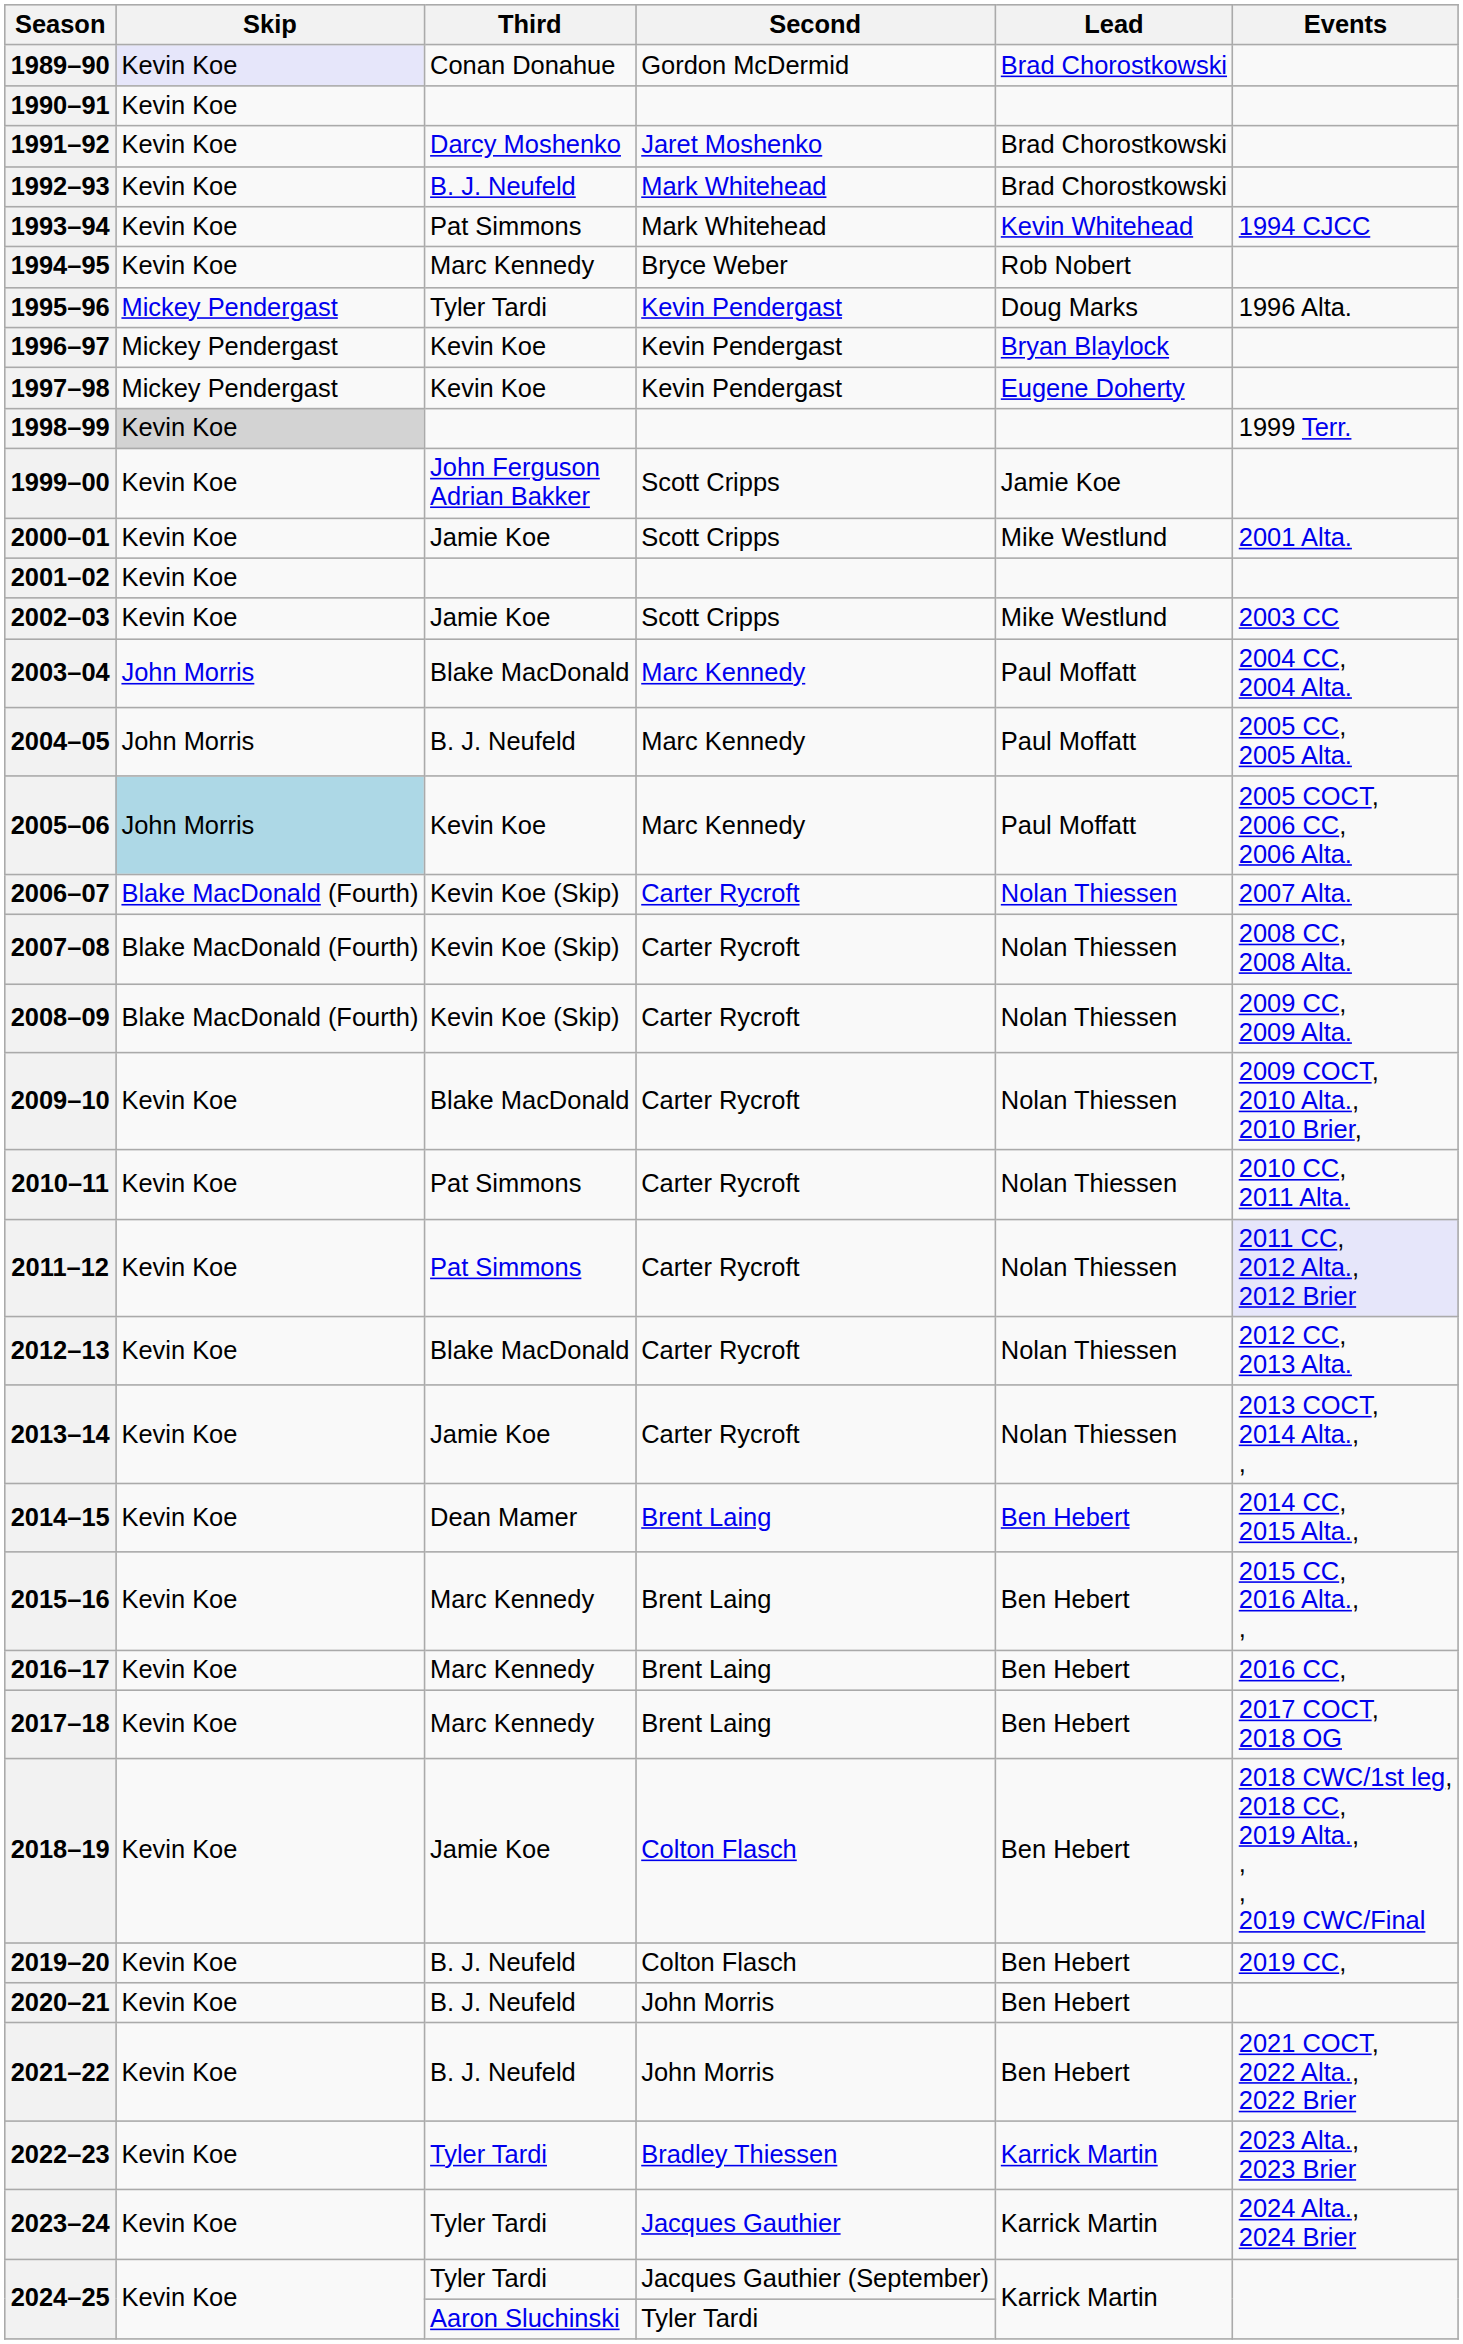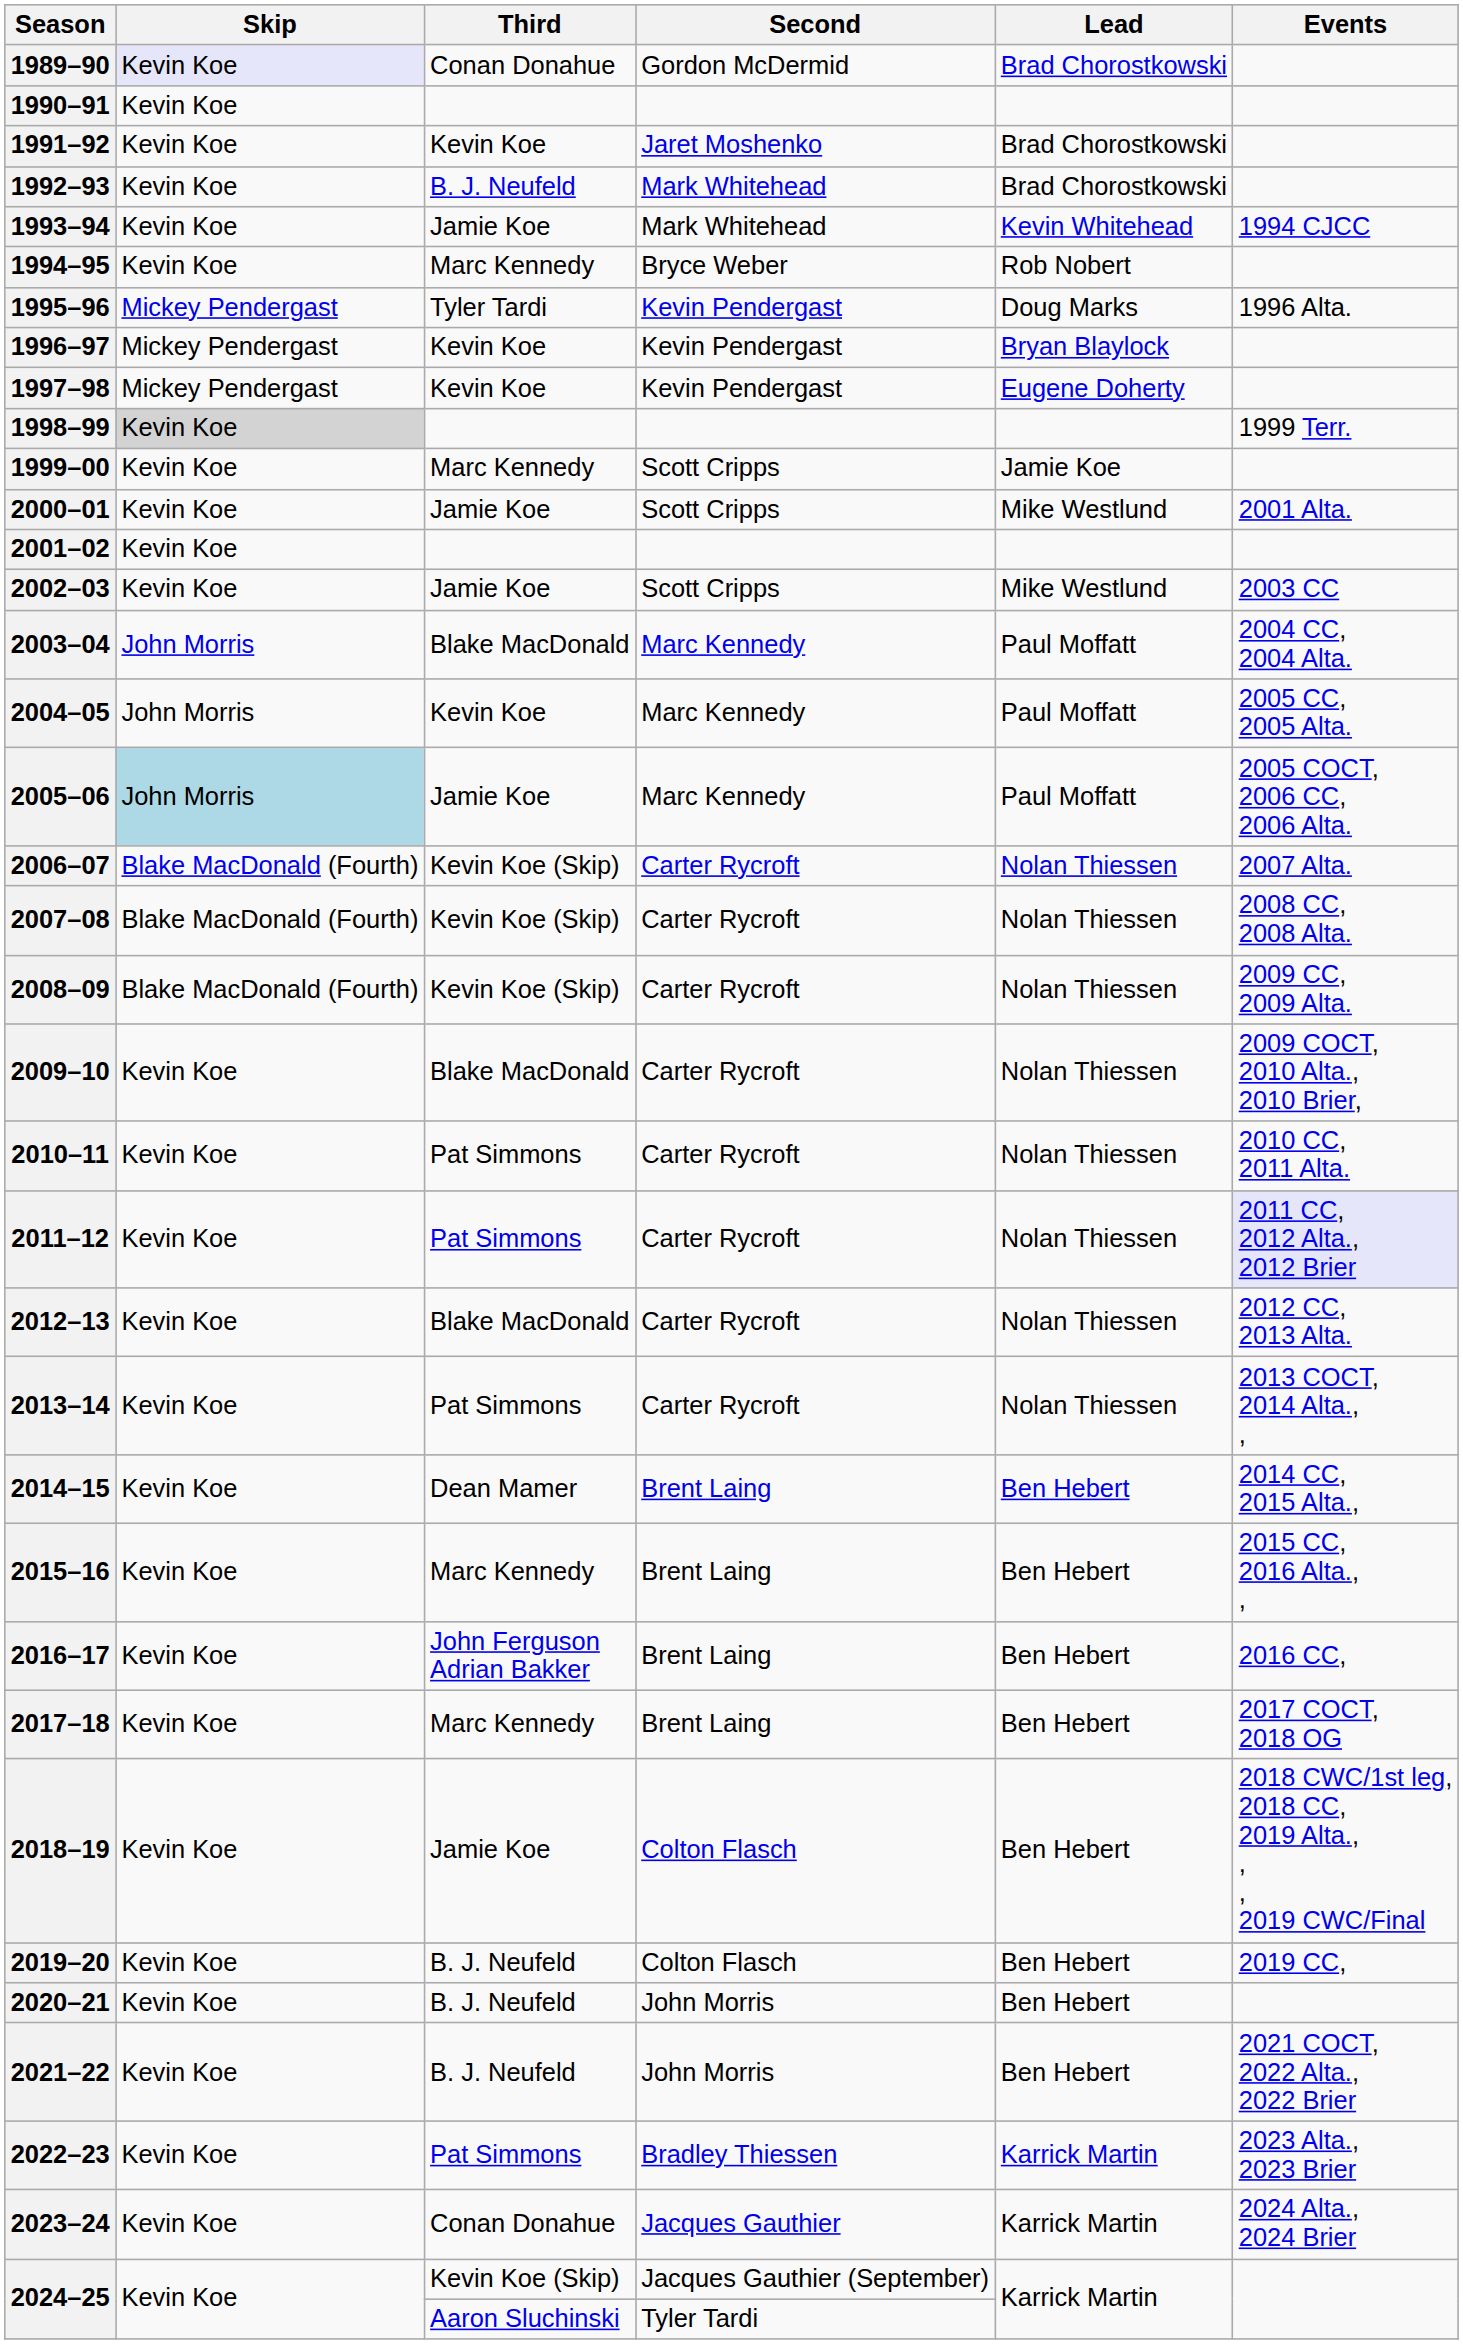(526, 145) Darcy Moshenko -> (488, 145) Kevin Koe
(506, 226) Pat Simmons -> (490, 226) Jamie Koe
(515, 482) John Ferguson Adrian Bakker -> (512, 468) Marc Kennedy
(503, 741) B. J. Neufeld -> (488, 713) Kevin Koe
(488, 825) Kevin Koe -> (490, 796) Jamie Koe
(490, 1434) Jamie Koe -> (506, 1405) Pat Simmons
(512, 1669) Marc Kennedy -> (515, 1655) John Ferguson Adrian Bakker
(489, 2154) Tyler Tardi -> (506, 2154) Pat Simmons
(489, 2223) Tyler Tardi -> (523, 2223) Conan Donahue
(489, 2278) Tyler Tardi -> (525, 2278) Kevin Koe (Skip)
